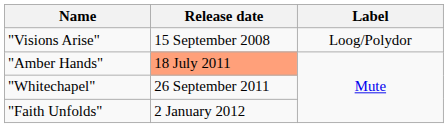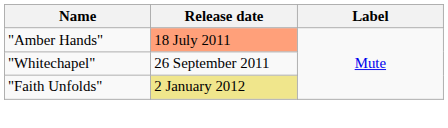- row: (54, 39)
(200, 110) no background -> (200, 87) khaki background
